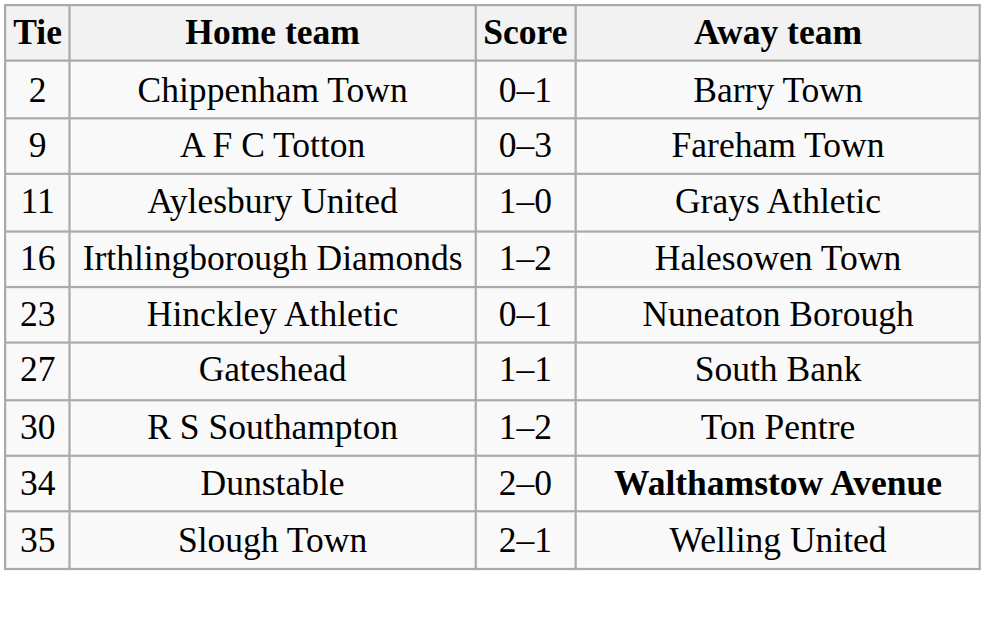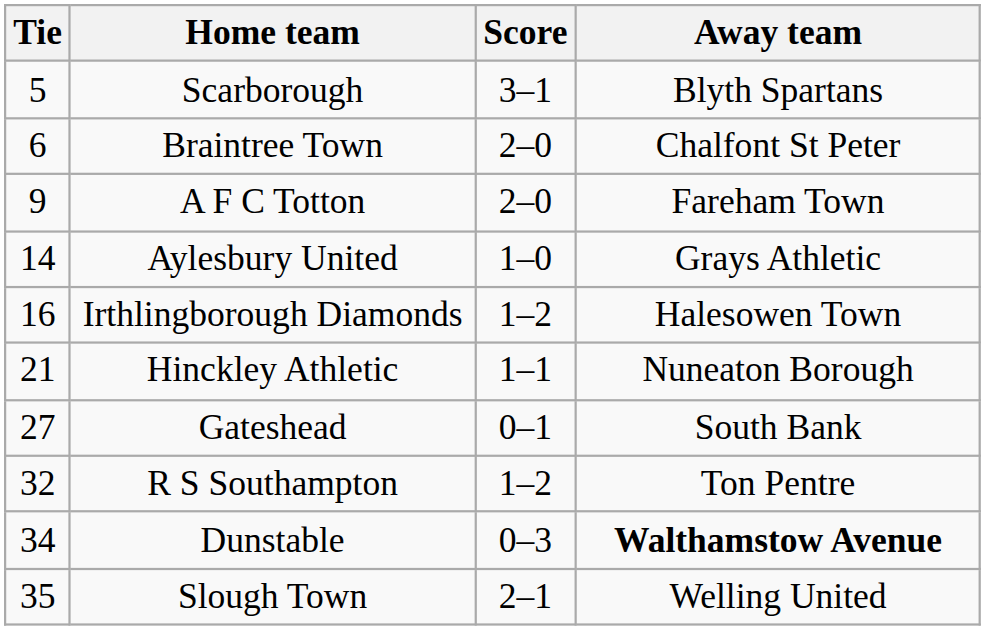- row: (273, 88)
+ row: (273, 88)
+ row: (273, 145)
(525, 145) 0–3 -> (525, 201) 2–0
(38, 201) 11 -> (38, 257) 14
(38, 314) 23 -> (38, 370) 21
(525, 314) 0–1 -> (525, 370) 1–1
(525, 370) 1–1 -> (525, 426) 0–1
(38, 426) 30 -> (38, 483) 32
(525, 483) 2–0 -> (525, 539) 0–3
